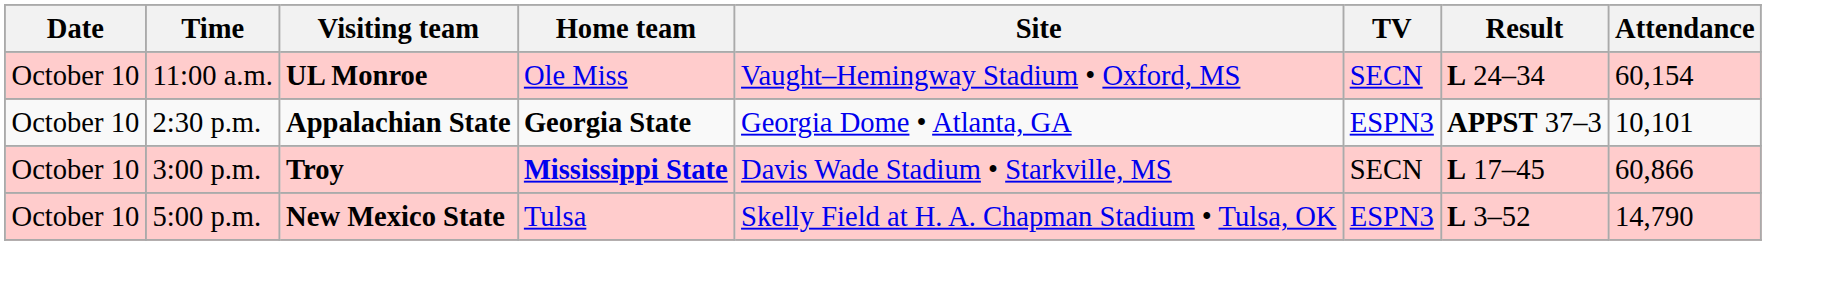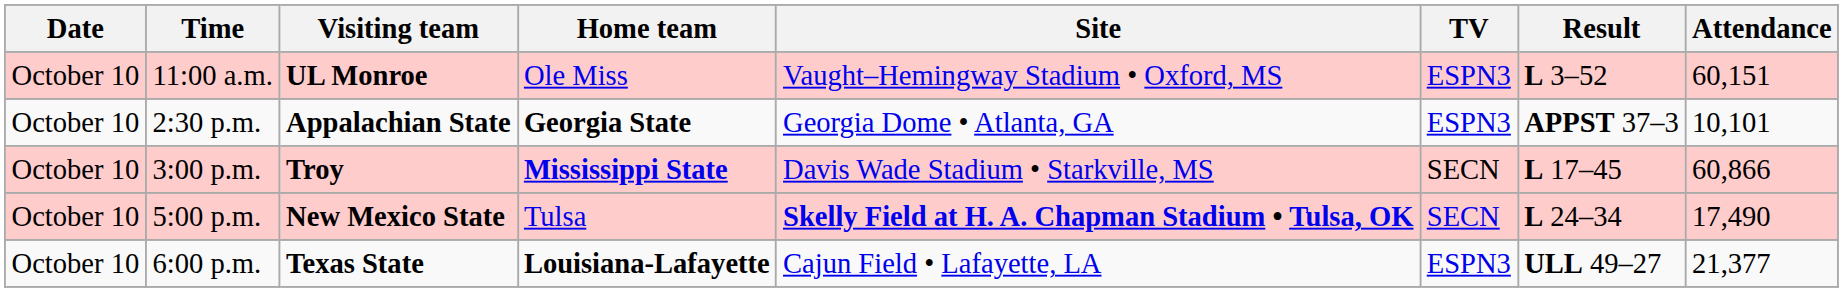(1386, 75) SECN -> (1469, 75) ESPN3
(1496, 75) L 24–34 -> (1566, 75) L 3–52
(1654, 75) 60,154 -> (1731, 75) 60,151
(1039, 216) normal -> (1098, 216) bold
(1392, 216) ESPN3 -> (1463, 216) SECN
(1489, 216) L 3–52 -> (1573, 216) L 24–34
(1654, 216) 14,790 -> (1731, 216) 17,490
+ row: (207, 263)
